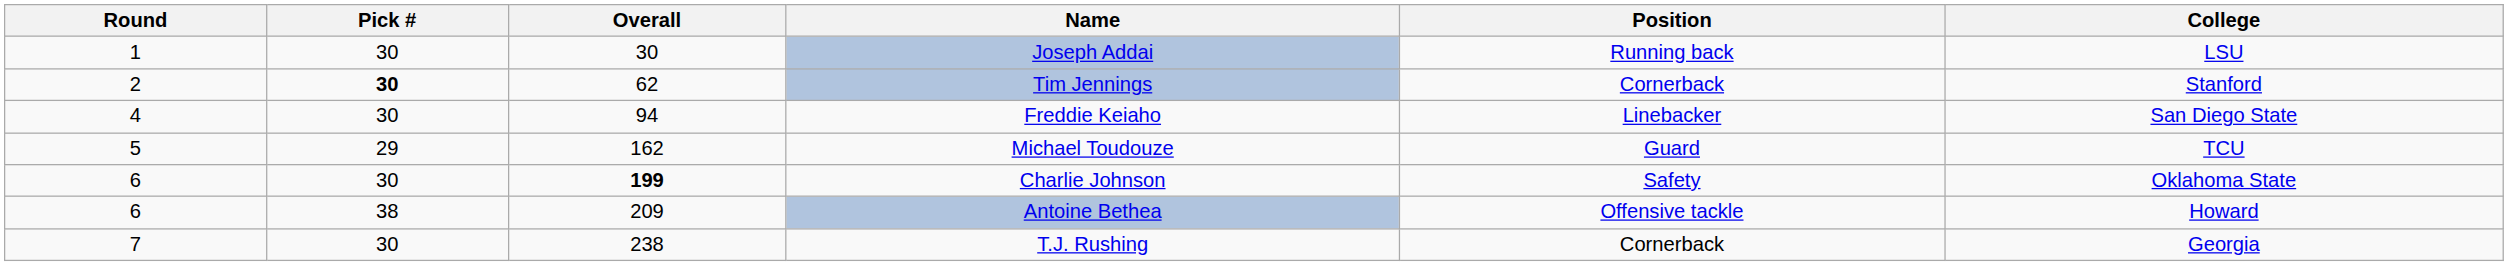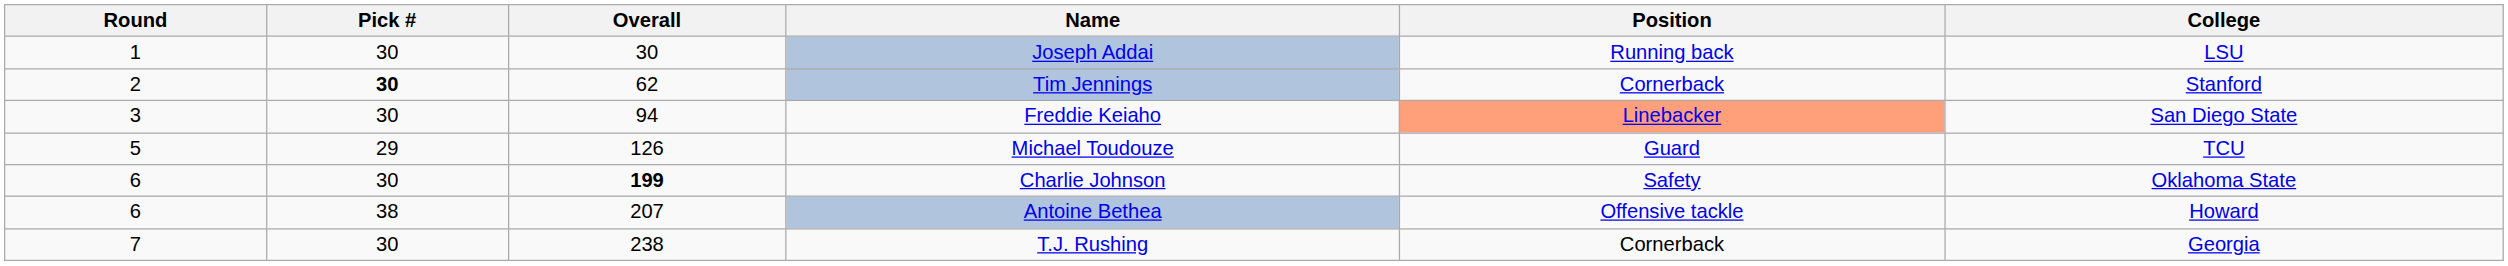(135, 116) 4 -> (135, 116) 3
(1672, 116) no background -> (1672, 116) lightsalmon background
(647, 148) 162 -> (647, 148) 126
(647, 212) 209 -> (647, 212) 207
